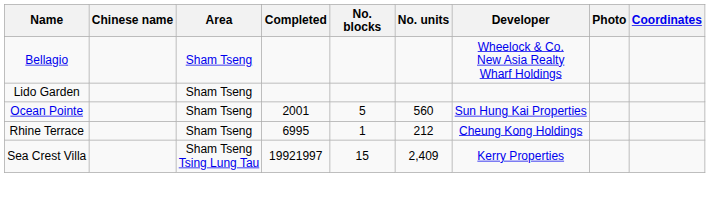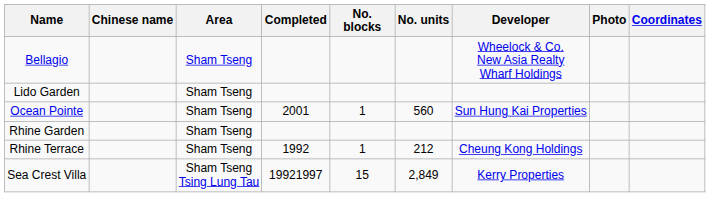(362, 111) 5 -> (362, 111) 1
+ row: (47, 130)
(296, 130) 6995 -> (296, 149) 1992
(423, 156) 2,409 -> (423, 175) 2,849
